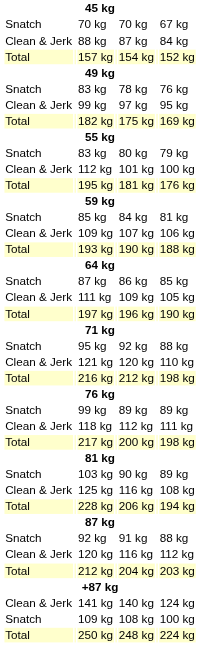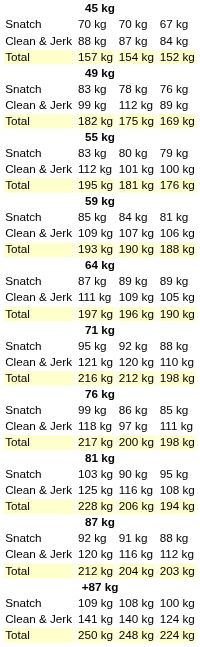(133, 105) 97 kg -> (136, 105) 112 kg
(174, 105) 95 kg -> (174, 105) 89 kg
(133, 281) 86 kg -> (133, 281) 89 kg
(174, 281) 85 kg -> (174, 281) 89 kg
(133, 410) 89 kg -> (133, 410) 86 kg
(174, 410) 89 kg -> (174, 410) 85 kg
(136, 426) 112 kg -> (133, 426) 97 kg
(174, 474) 89 kg -> (174, 474) 95 kg
rows swapped: (23, 619) <-> (39, 603)
